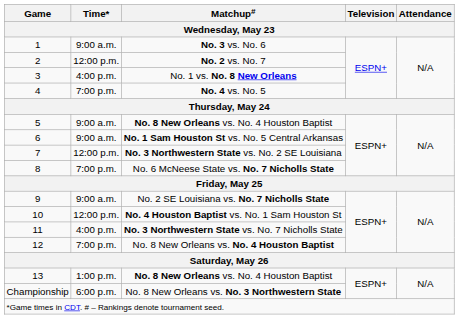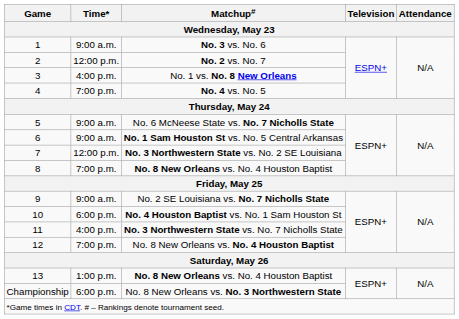(233, 122) No. 8 New Orleans vs. No. 4 Houston Baptist -> (233, 122) No. 6 McNeese State vs. No. 7 Nicholls State
(233, 168) No. 6 McNeese State vs. No. 7 Nicholls State -> (233, 168) No. 8 New Orleans vs. No. 4 Houston Baptist
(96, 214) 12:00 p.m. -> (96, 214) 6:00 p.m.
